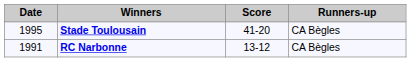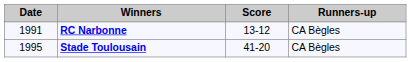rows swapped: (93, 48) <-> (103, 30)
